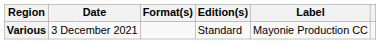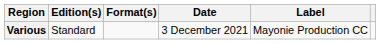columns swapped: (94, 13) <-> (223, 13)
